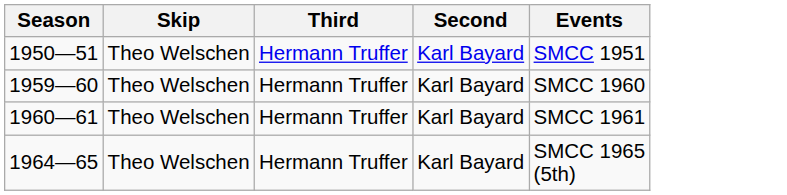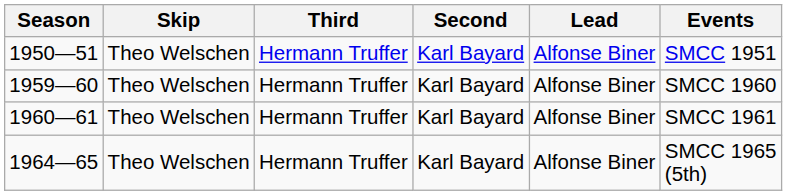+ column: (594, 20)
